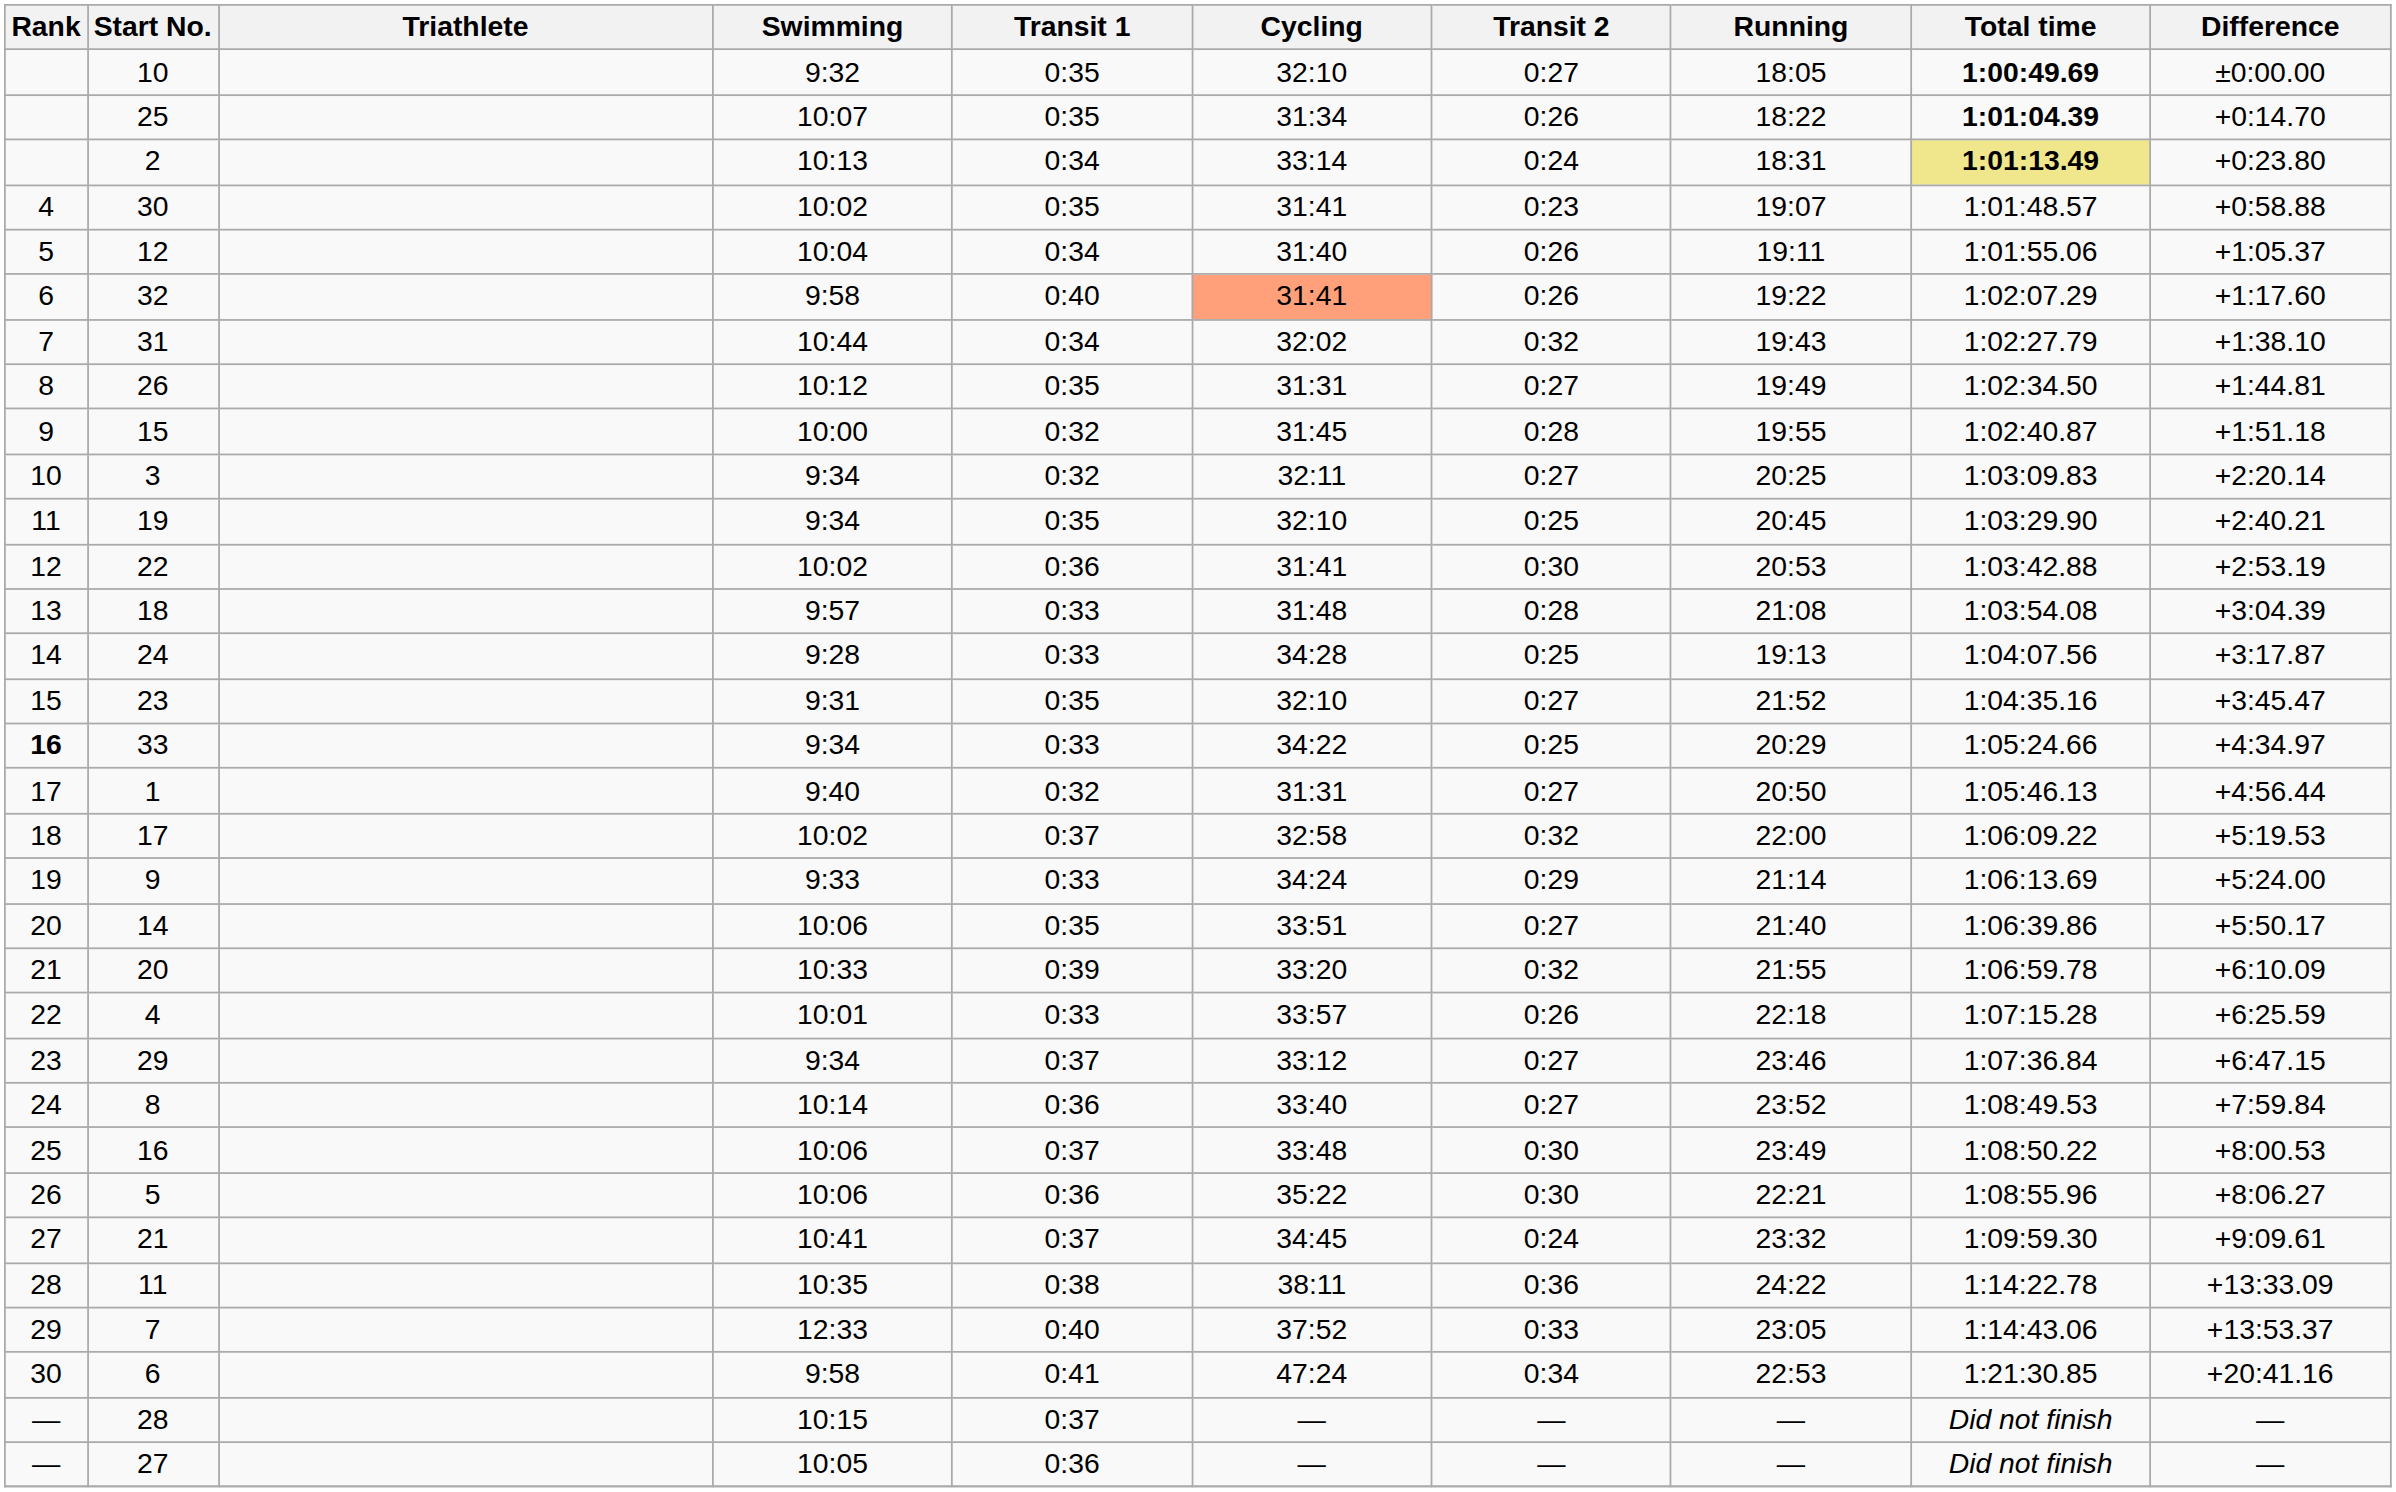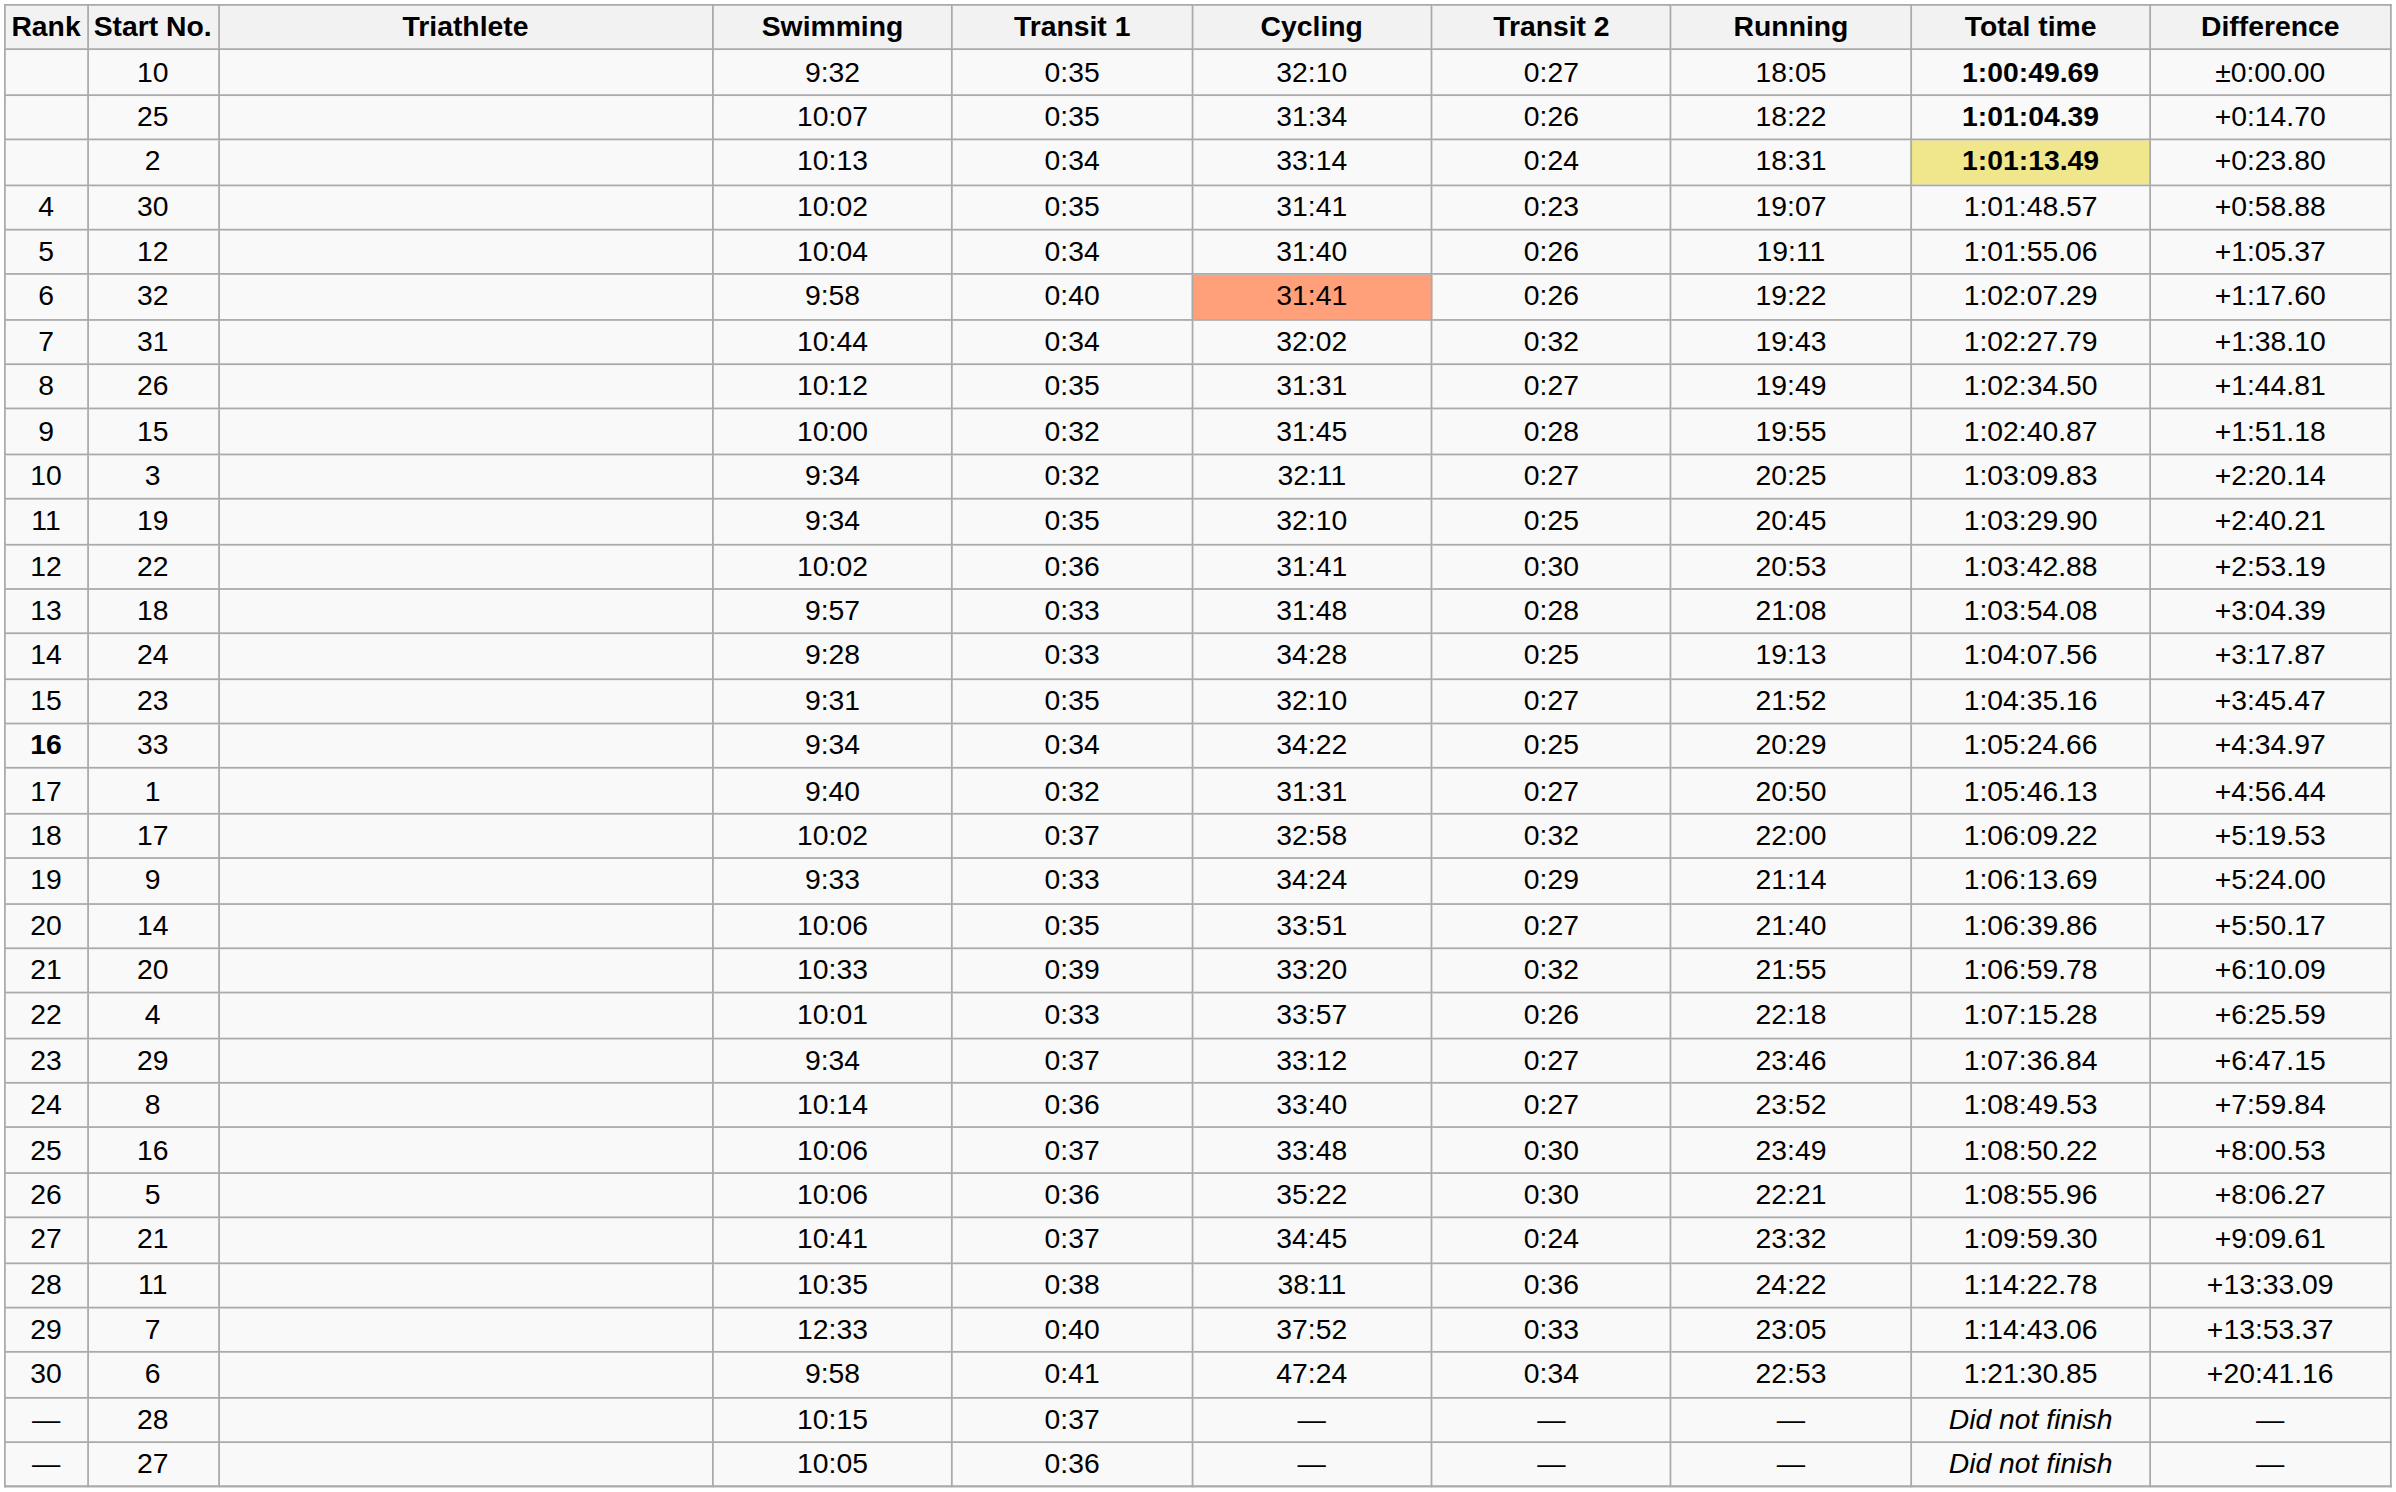(1072, 745) 0:33 -> (1072, 745) 0:34
